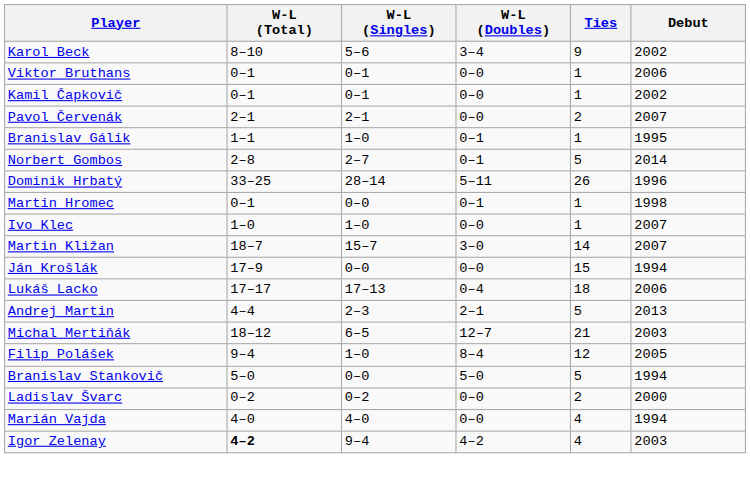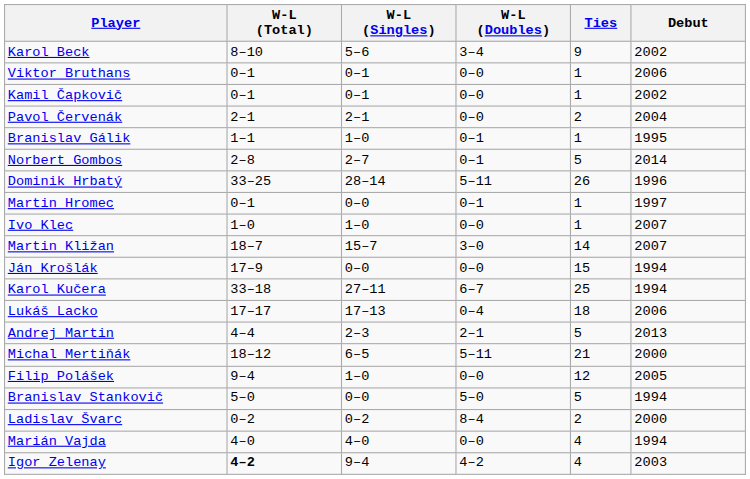(651, 117) 2007 -> (651, 117) 2004
(651, 203) 1998 -> (651, 203) 1997
+ row: (57, 290)
(476, 333) 12–7 -> (476, 355) 5–11
(651, 333) 2003 -> (651, 355) 2000
(472, 355) 8–4 -> (472, 376) 0–0
(472, 398) 0–0 -> (472, 419) 8–4
